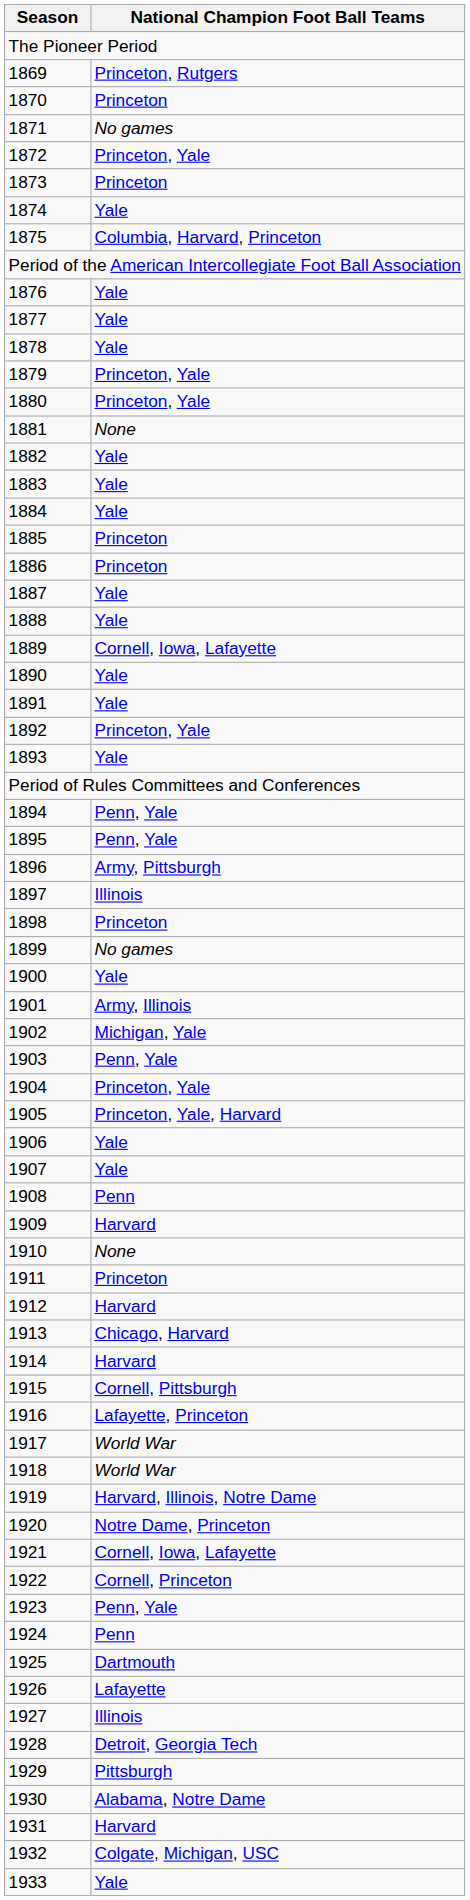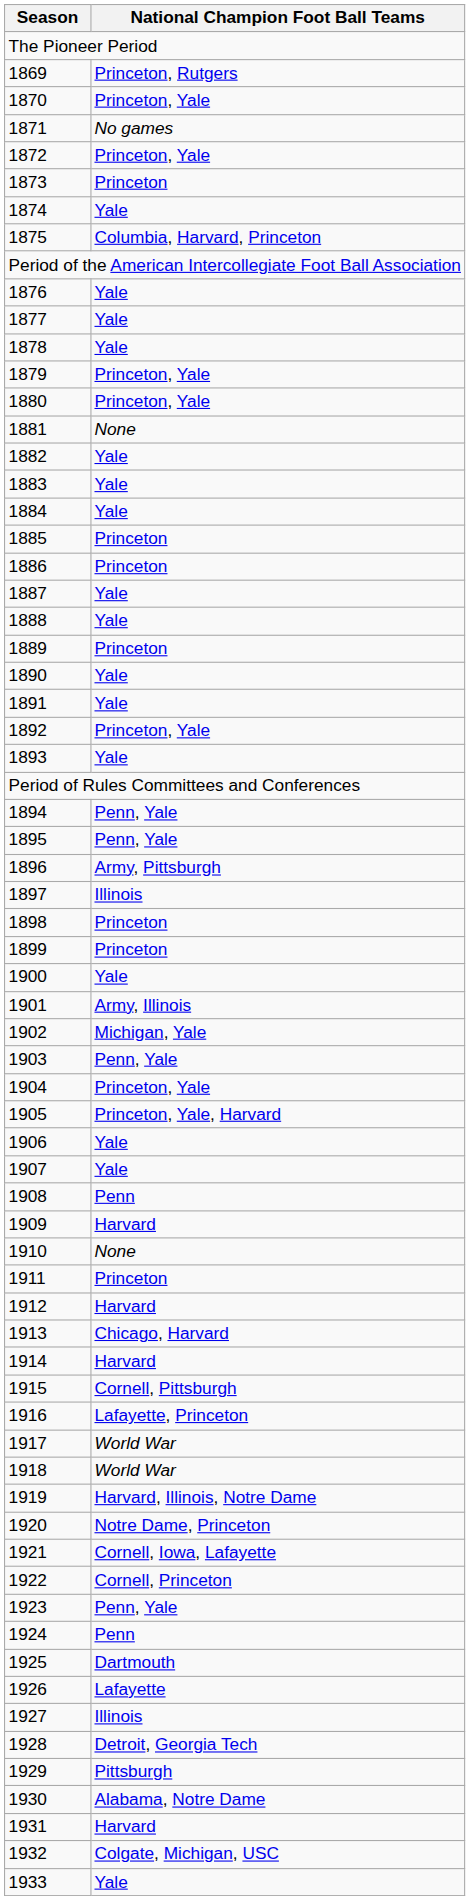(131, 100) Princeton -> (152, 100) Princeton, Yale
(185, 648) Cornell, Iowa, Lafayette -> (131, 648) Princeton
(134, 949) No games -> (131, 949) Princeton
